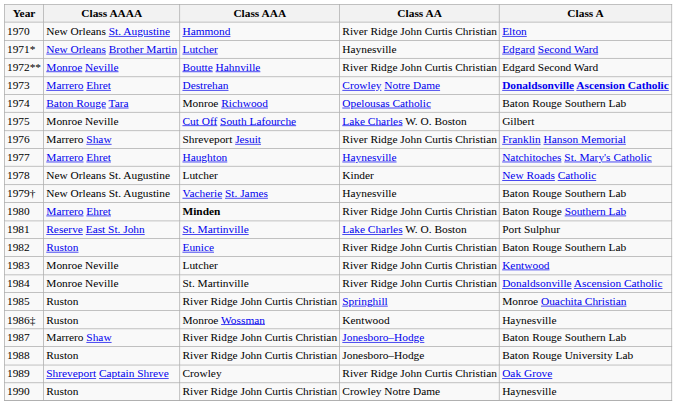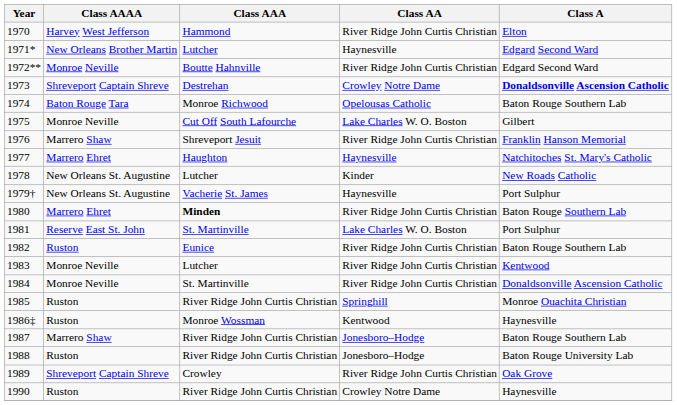(108, 31) New Orleans St. Augustine -> (98, 31) Harvey West Jefferson
(79, 85) Marrero Ehret -> (107, 85) Shreveport Captain Shreve
(564, 193) Baton Rouge Southern Lab -> (531, 193) Port Sulphur
